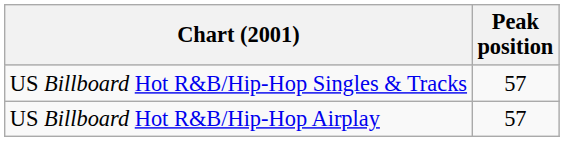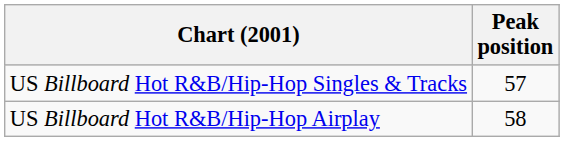(515, 118) 57 -> (515, 118) 58
